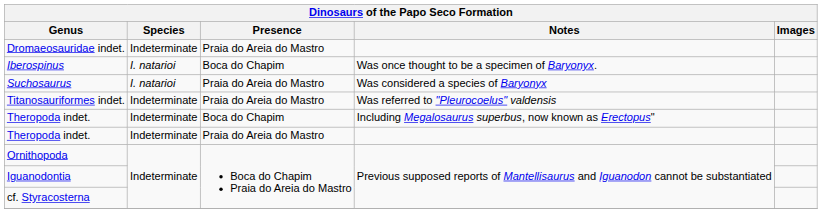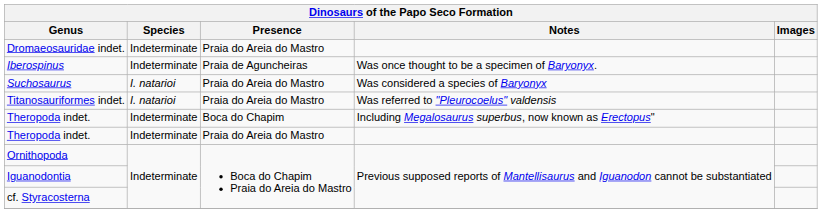(153, 65) I. natarioi -> (164, 65) Indeterminate
(243, 65) Boca do Chapim -> (255, 65) Praia de Aguncheiras
(164, 100) Indeterminate -> (153, 100) I. natarioi
